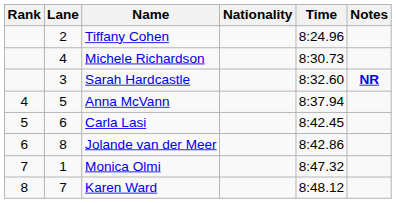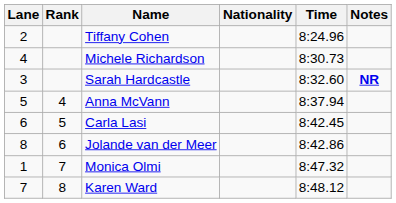columns swapped: (24, 15) <-> (63, 15)
